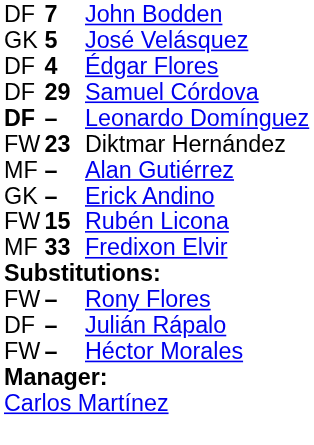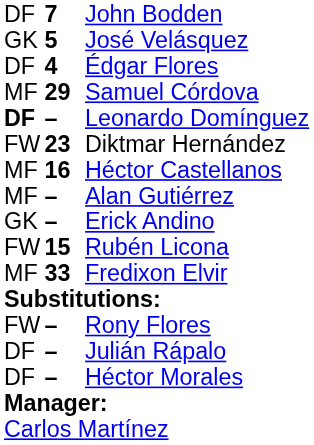(20, 92) DF -> (21, 92) MF
+ row: (183, 169)
(22, 351) FW -> (20, 377) DF
